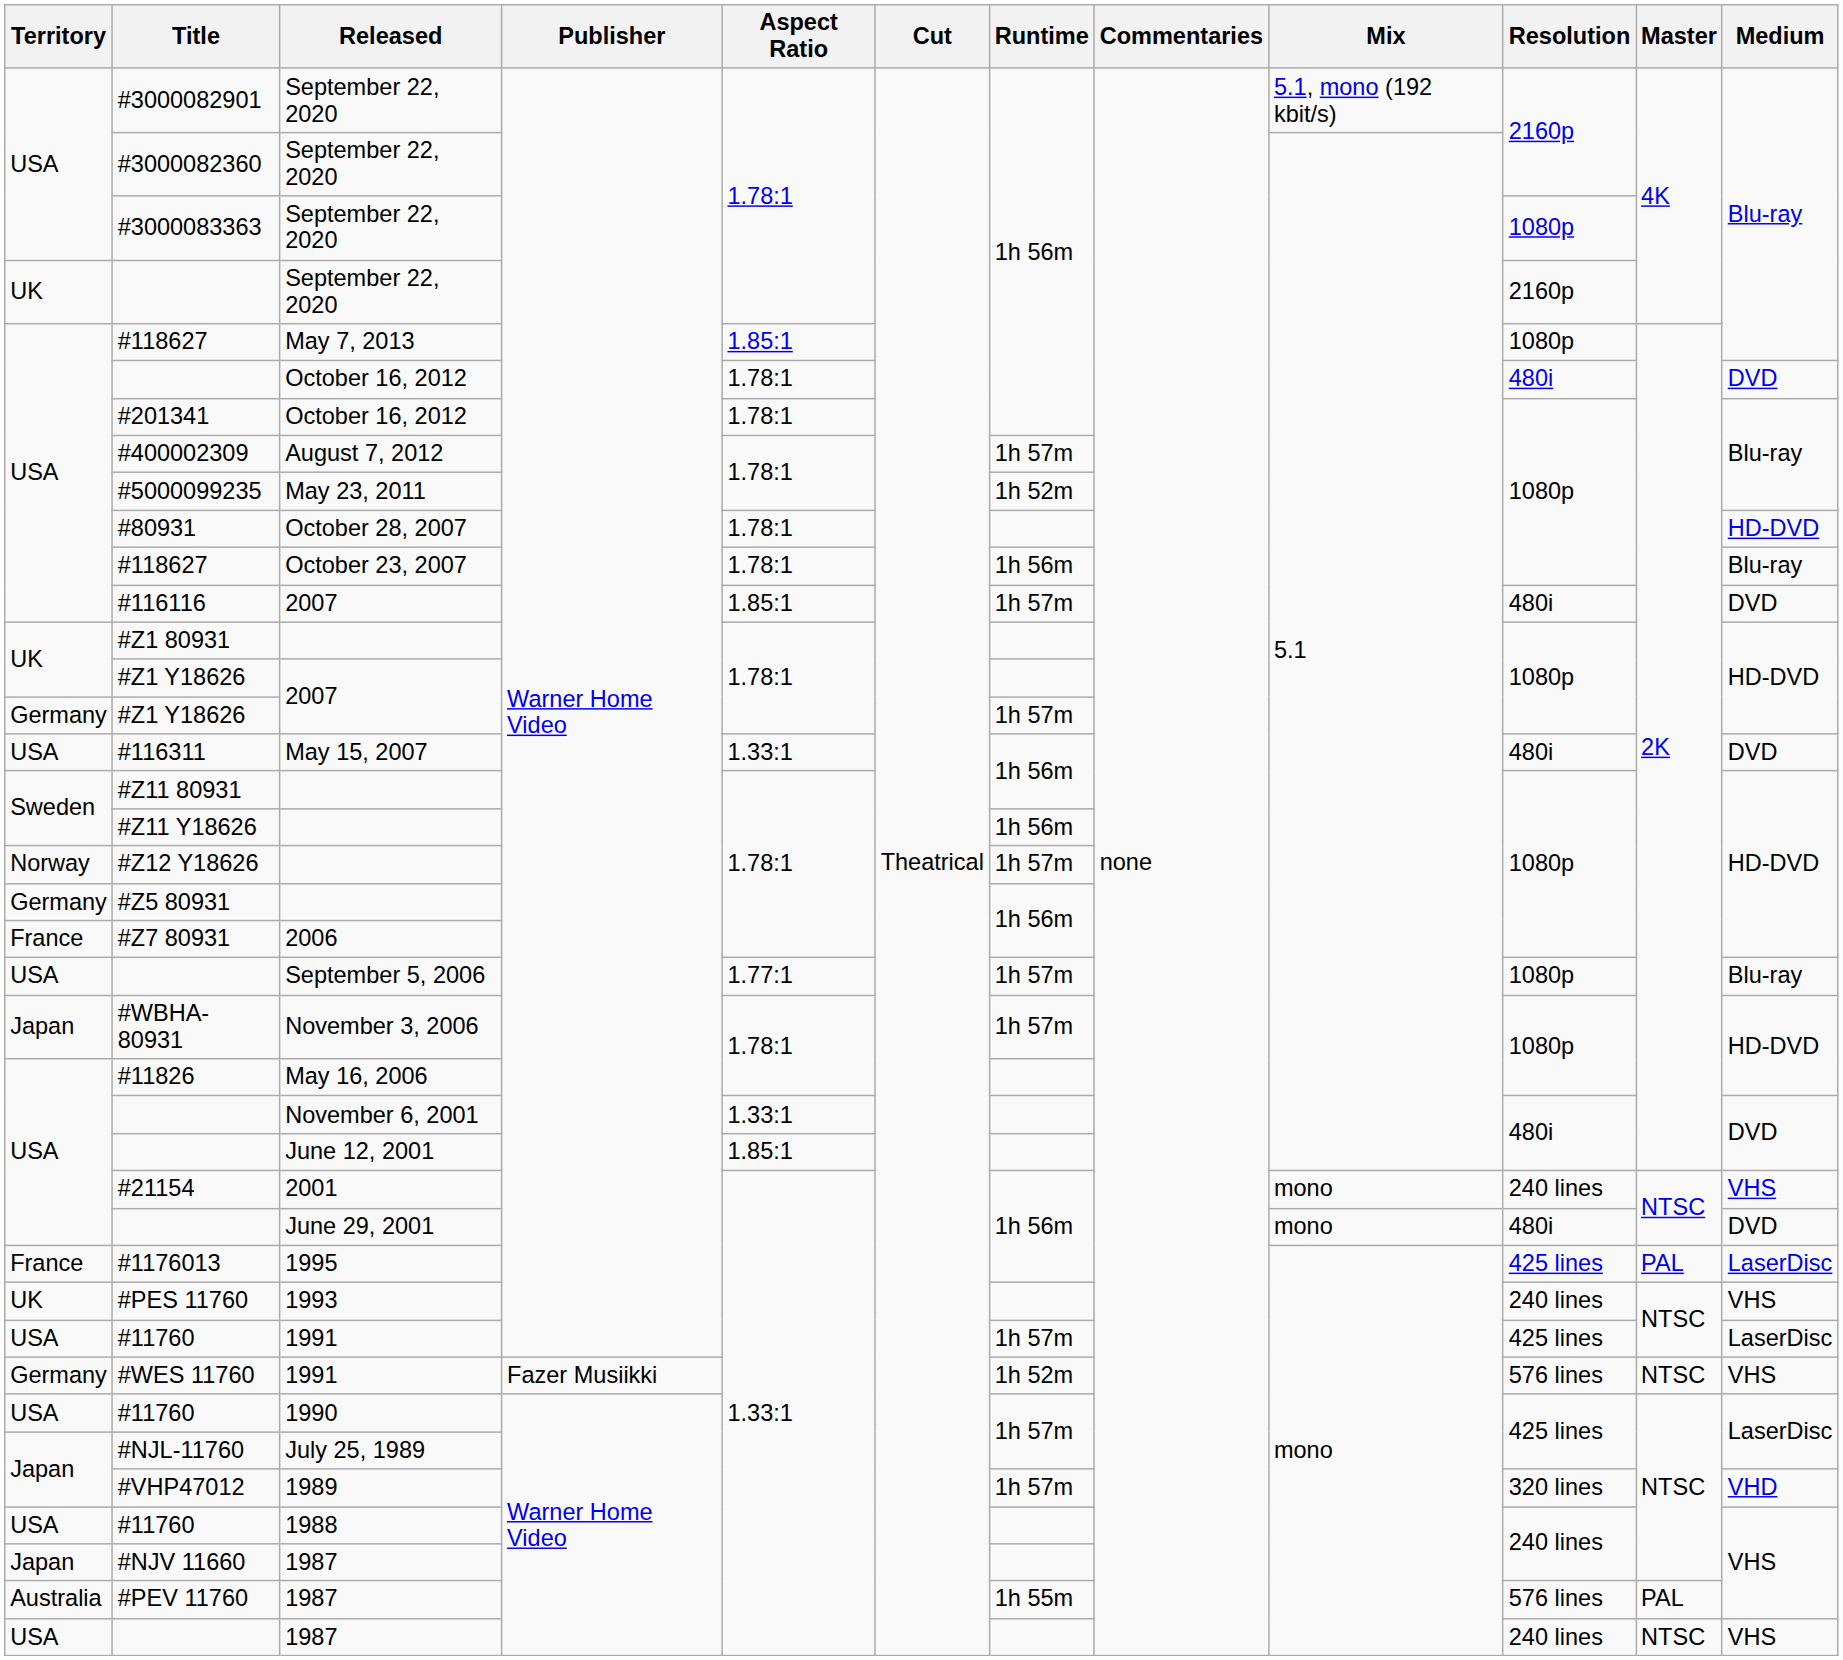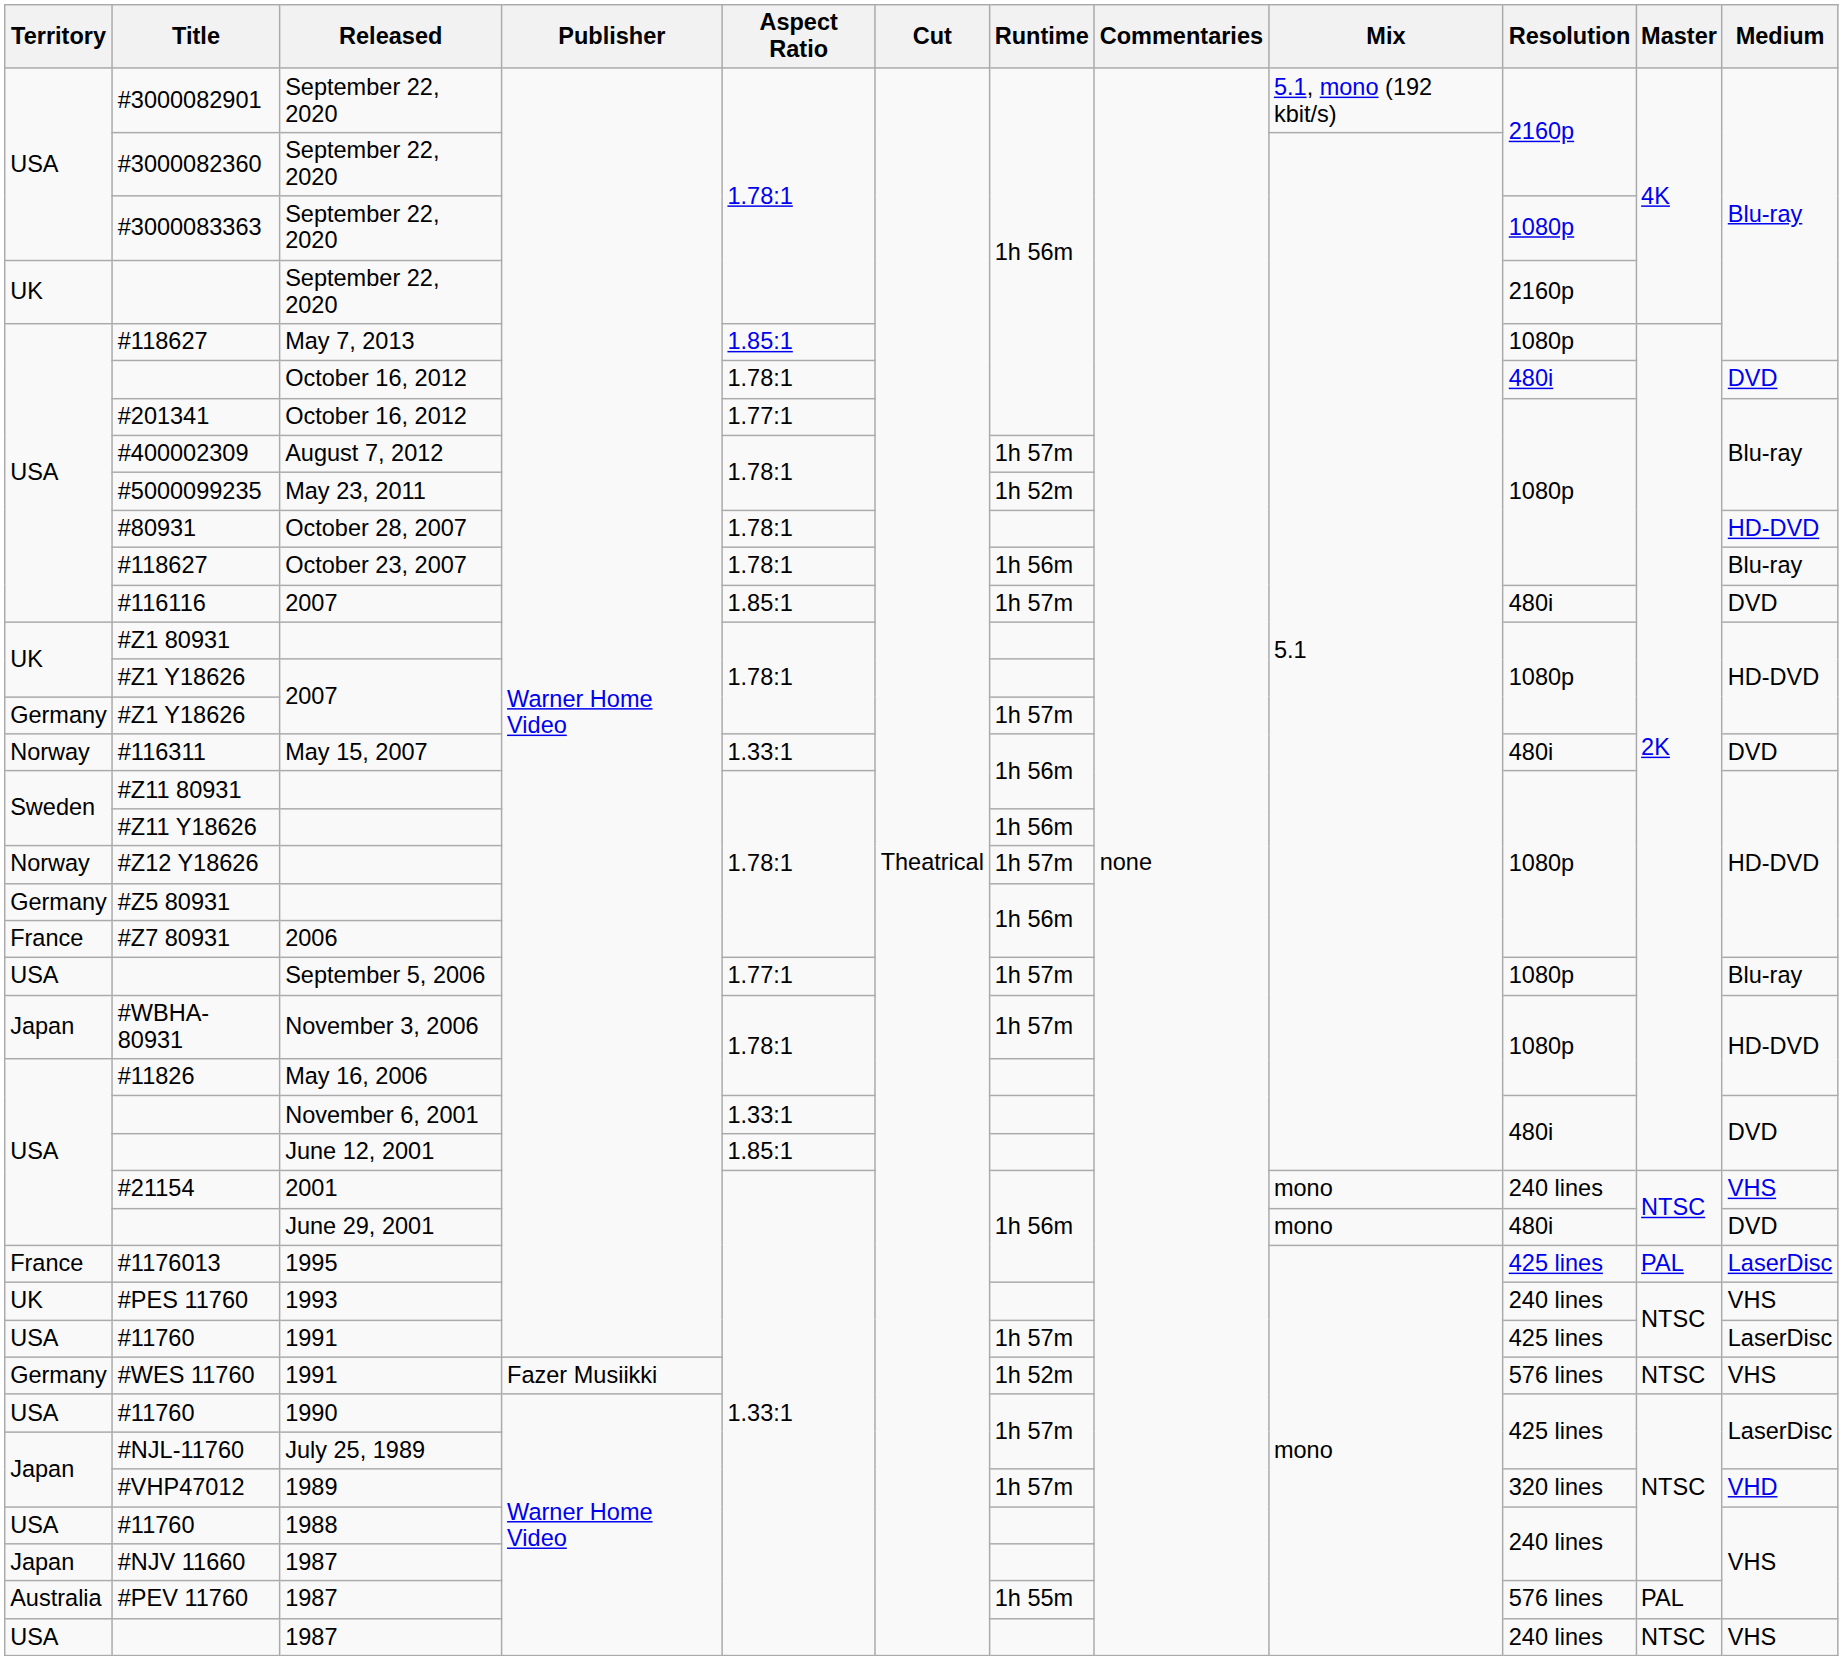(760, 416) 1.78:1 -> (760, 416) 1.77:1
(34, 752) USA -> (50, 752) Norway
